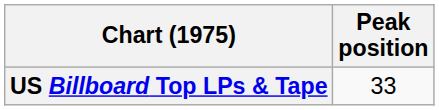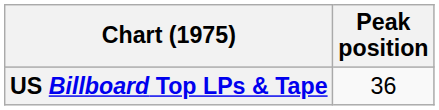(383, 85) 33 -> (383, 85) 36
